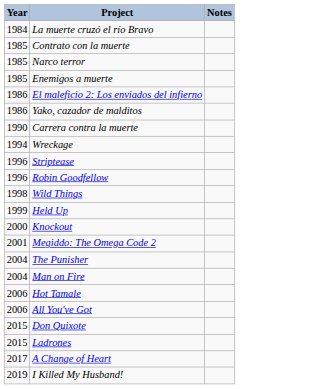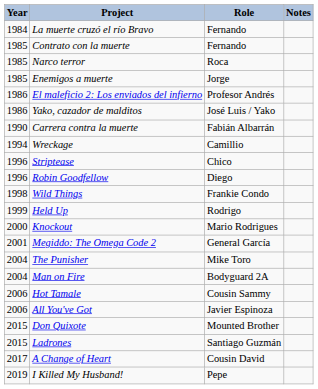+ column: (244, 12)
